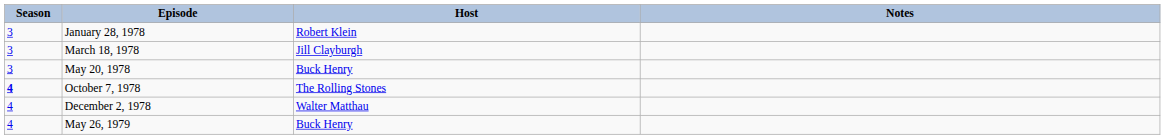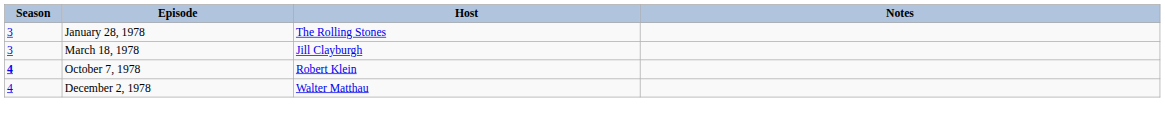(326, 32) Robert Klein -> (341, 32) The Rolling Stones
- row: (97, 69)
(341, 87) The Rolling Stones -> (326, 69) Robert Klein
- row: (97, 124)
